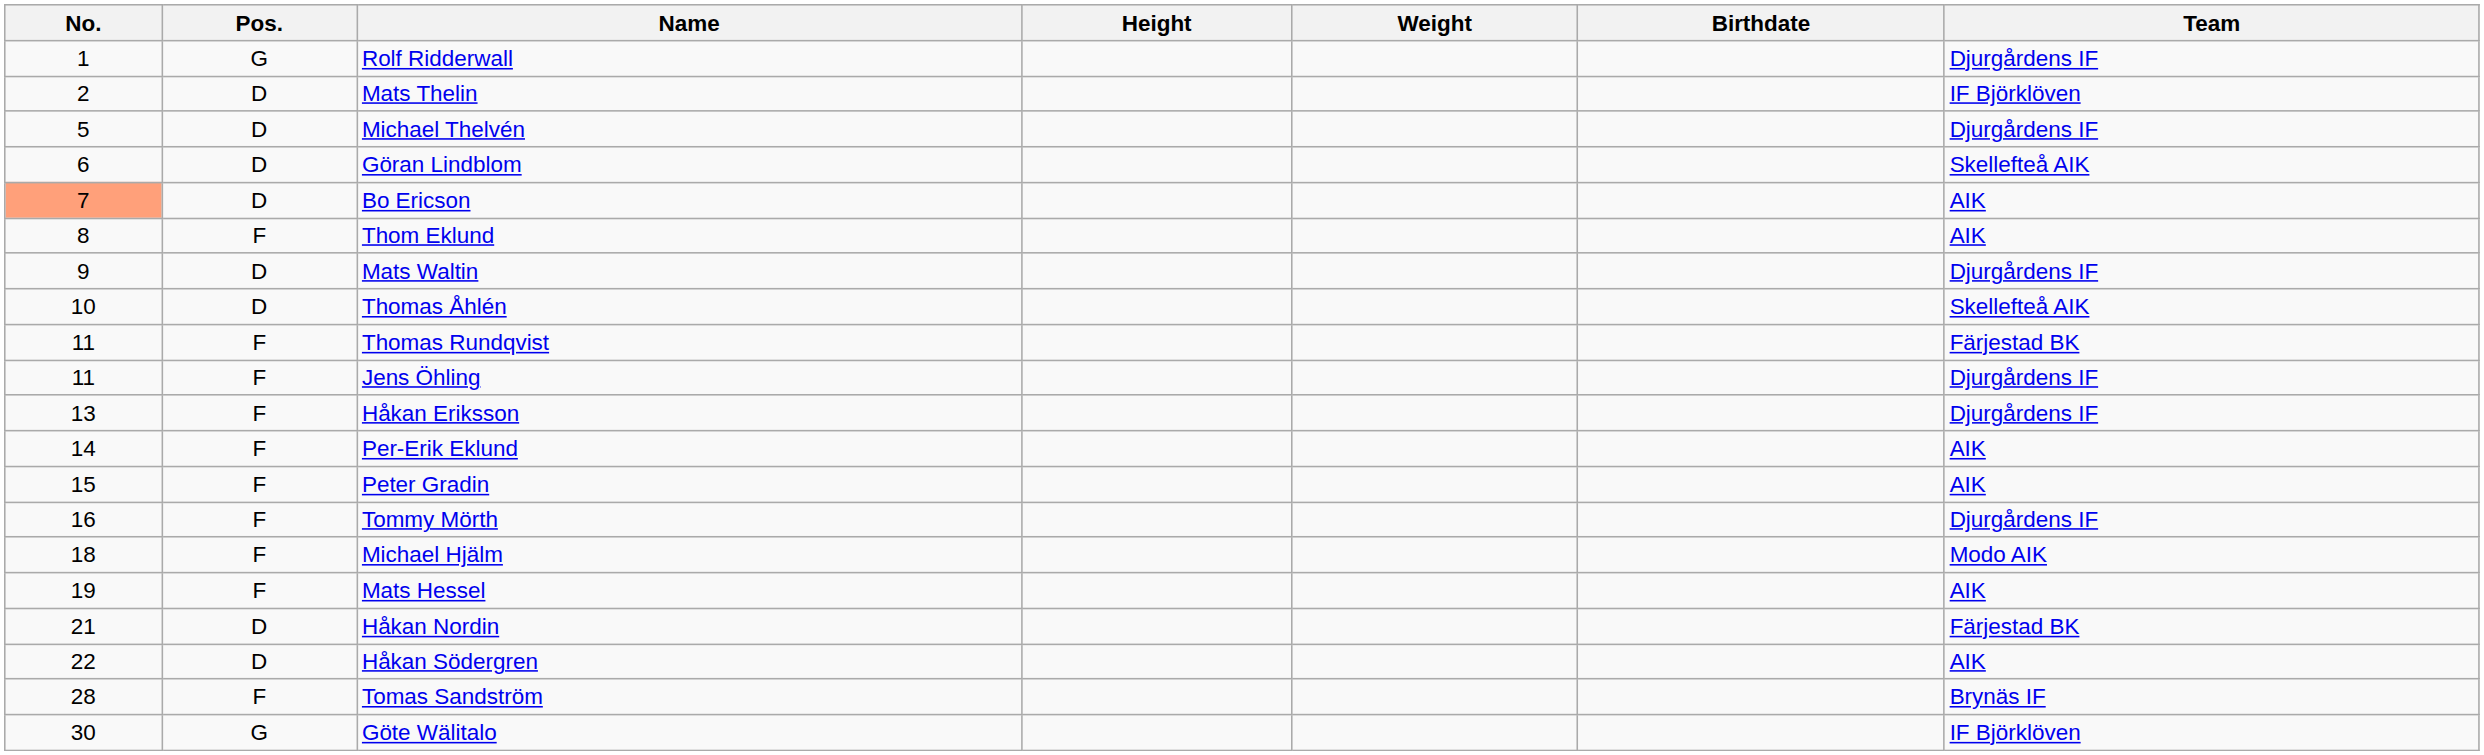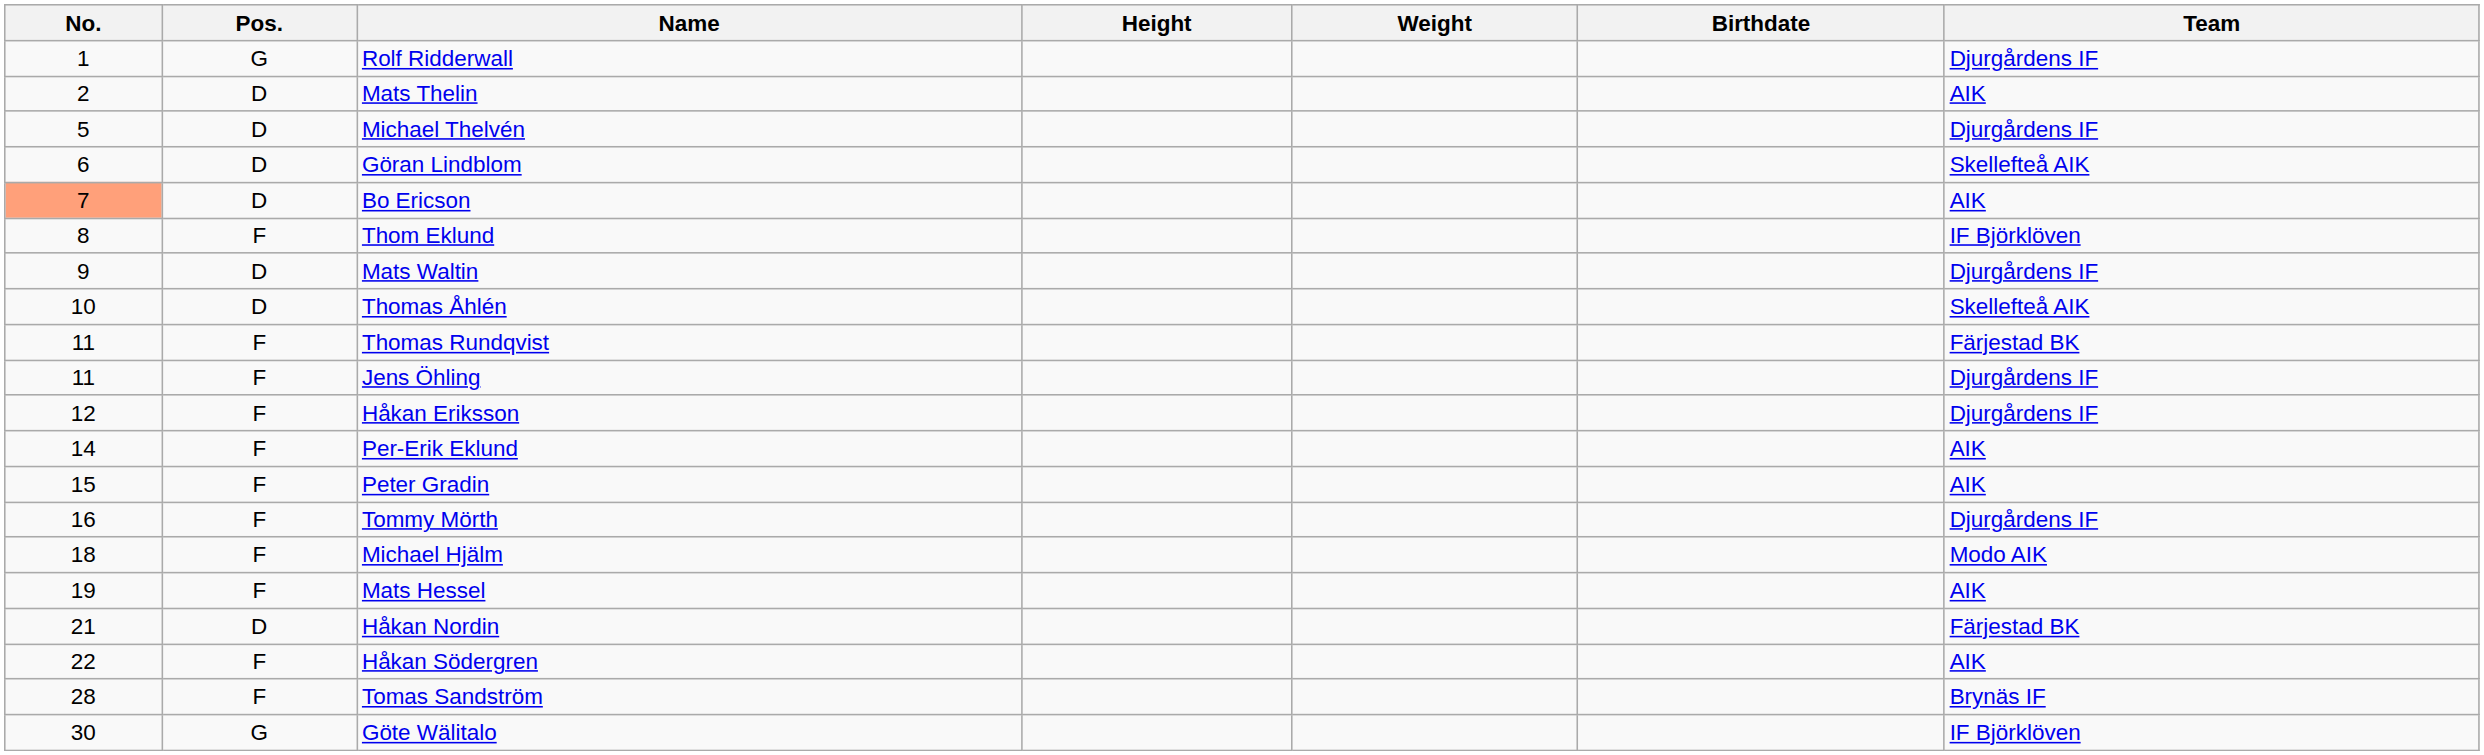(2015, 94) IF Björklöven -> (1968, 94) AIK
(1968, 236) AIK -> (2015, 236) IF Björklöven
(83, 413) 13 -> (83, 413) 12
(259, 662) D -> (259, 662) F
